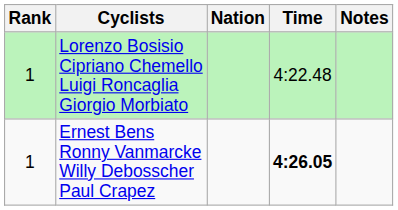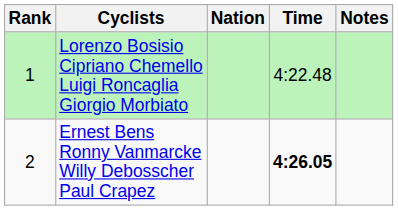(30, 161) 1 -> (30, 161) 2
